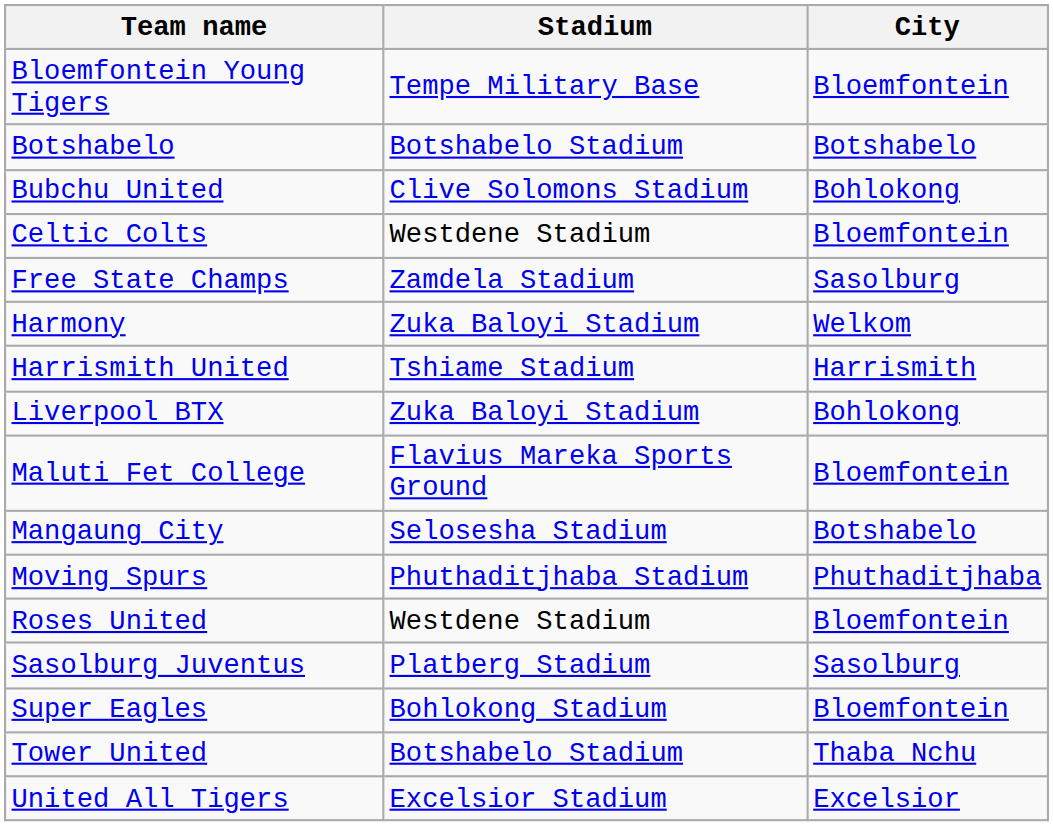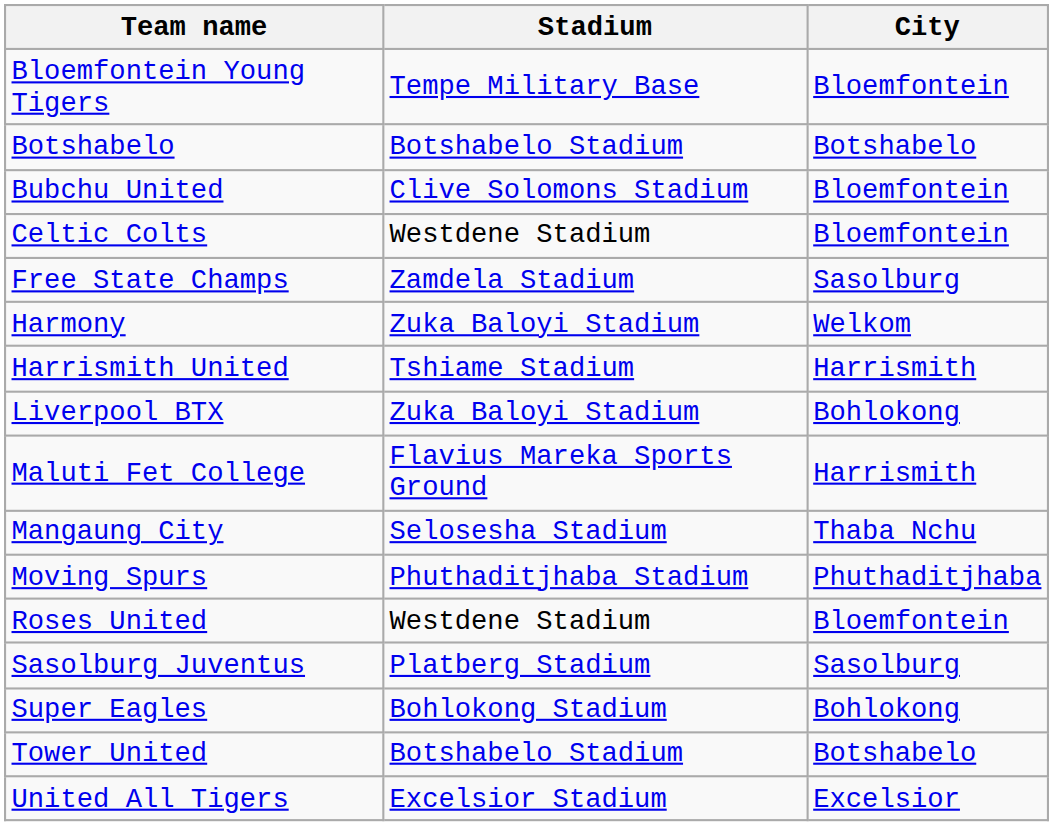(887, 191) Bohlokong -> (911, 191) Bloemfontein
(911, 473) Bloemfontein -> (895, 473) Harrismith
(895, 533) Botshabelo -> (895, 533) Thaba Nchu
(911, 710) Bloemfontein -> (887, 710) Bohlokong
(895, 754) Thaba Nchu -> (895, 754) Botshabelo
